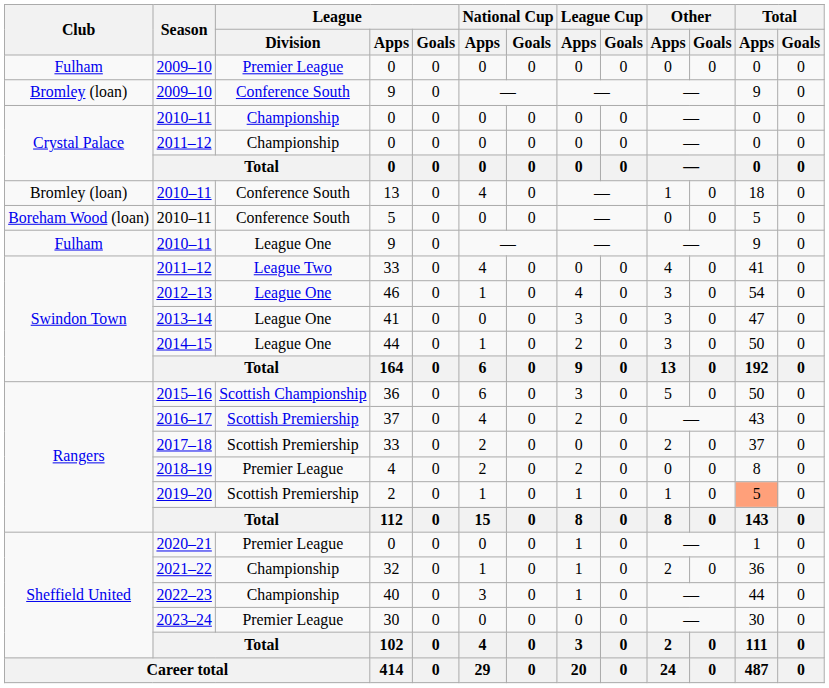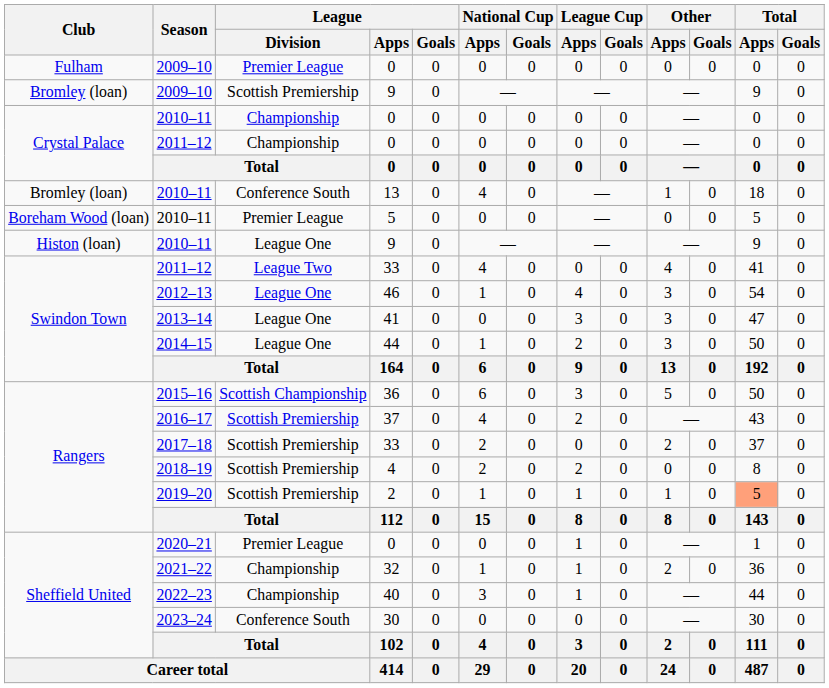(293, 92) Conference South -> (293, 92) Scottish Premiership
(293, 218) Conference South -> (293, 218) Premier League
(79, 243) Fulham -> (79, 243) Histon (loan)
(293, 469) Premier League -> (293, 469) Scottish Premiership
(293, 619) Premier League -> (293, 619) Conference South
